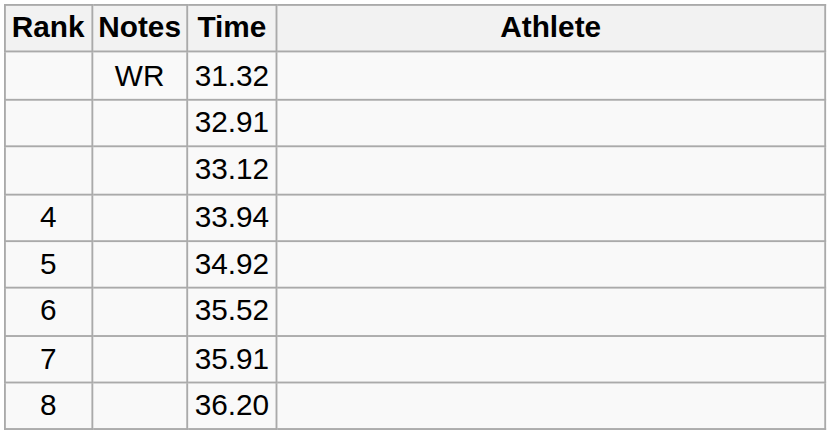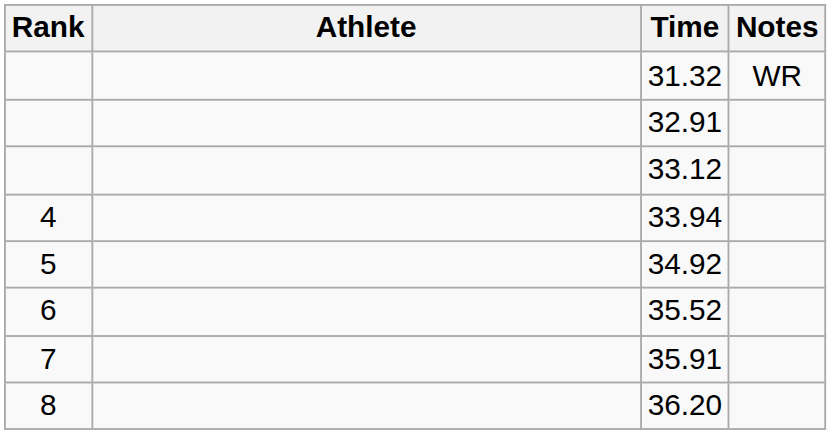columns swapped: (551, 28) <-> (140, 28)
